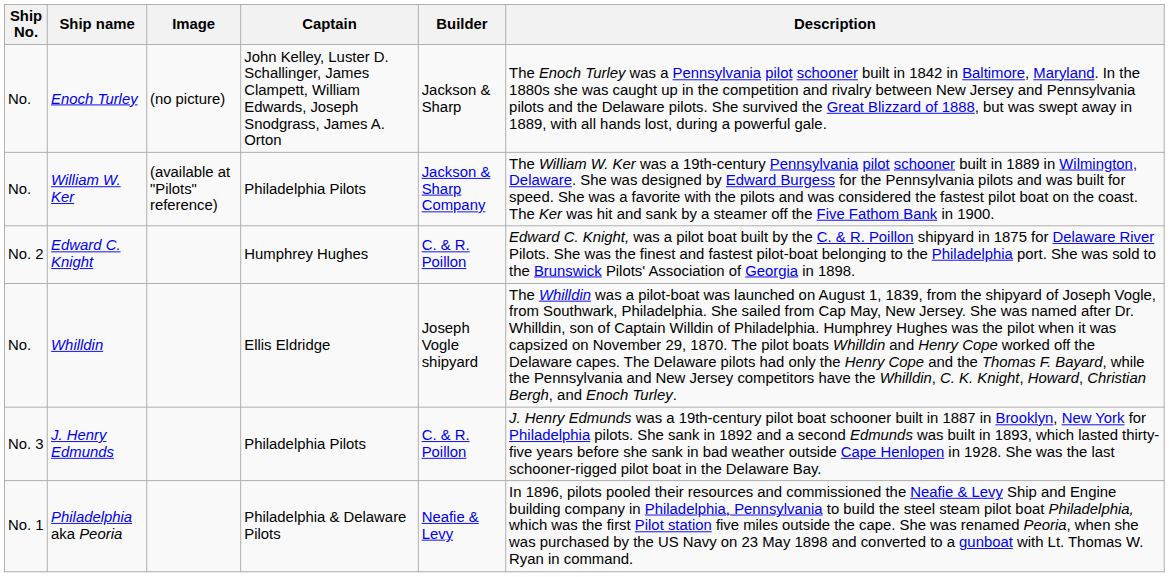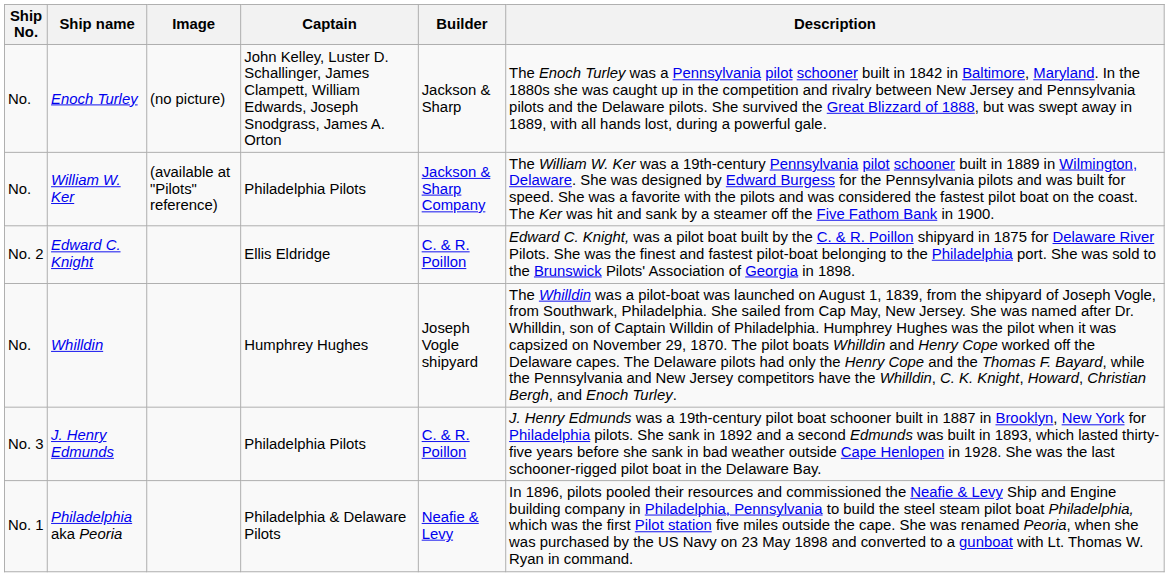(306, 254) Humphrey Hughes -> (287, 254) Ellis Eldridge
(287, 345) Ellis Eldridge -> (306, 345) Humphrey Hughes
